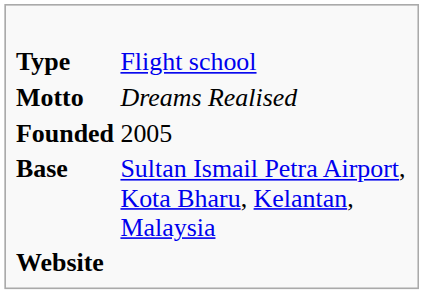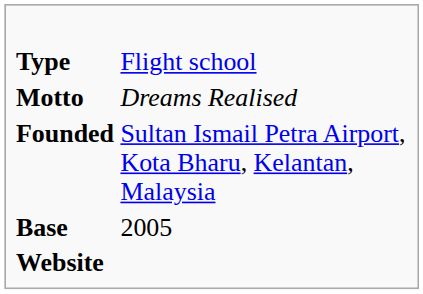(146, 133) 2005 -> (263, 162) Sultan Ismail Petra Airport, Kota Bharu, Kelantan, Malaysia
(263, 198) Sultan Ismail Petra Airport, Kota Bharu, Kelantan, Malaysia -> (146, 227) 2005
